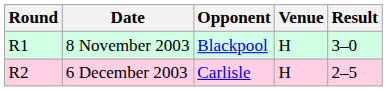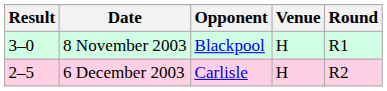columns swapped: (33, 18) <-> (355, 18)
